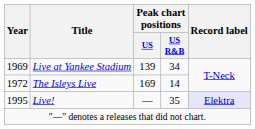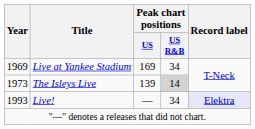(147, 66) 139 -> (147, 66) 169
(17, 83) 1972 -> (17, 83) 1973
(147, 83) 169 -> (147, 83) 139
(175, 83) no background -> (175, 83) lightgrey background
(17, 100) 1995 -> (17, 100) 1993
(175, 100) 35 -> (175, 100) 34
